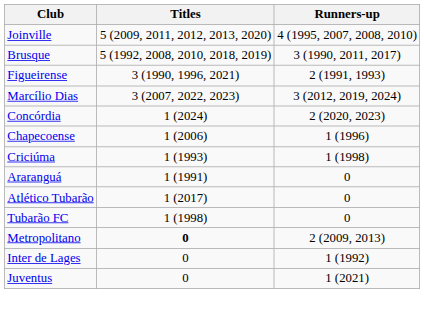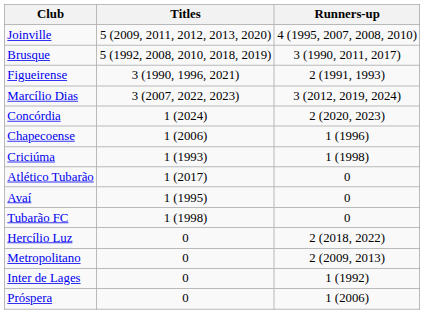- row: (34, 177)
+ row: (19, 197)
+ row: (40, 237)
(186, 237) bold -> (186, 258) normal
- row: (30, 278)
+ row: (30, 298)
